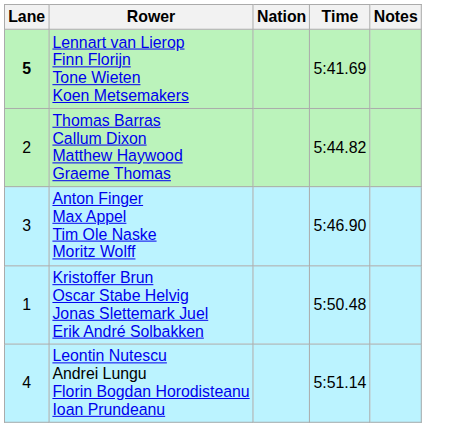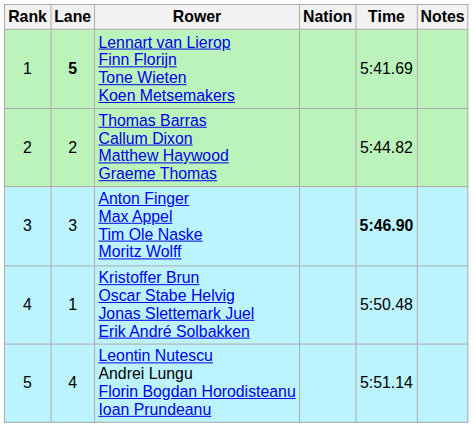+ column: (28, 17)
(340, 226) normal -> (386, 226) bold
